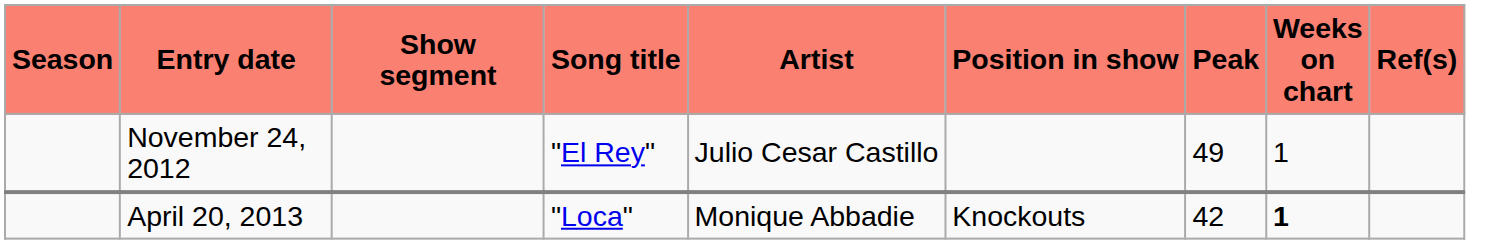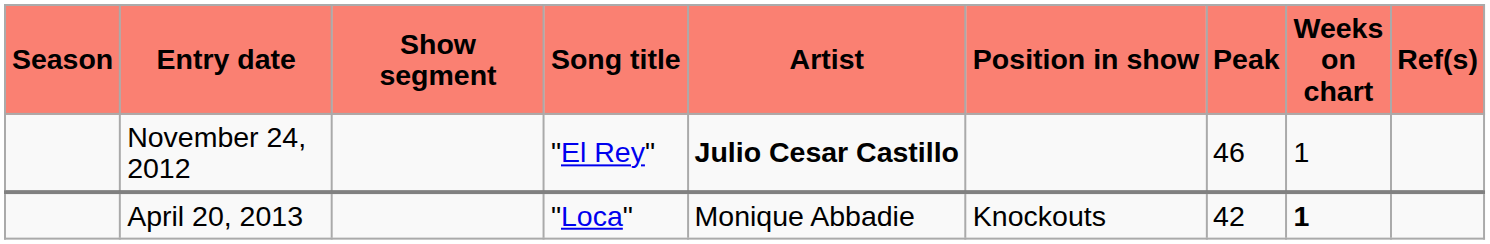(816, 153) normal -> (827, 153) bold
(1208, 153) 49 -> (1229, 153) 46
